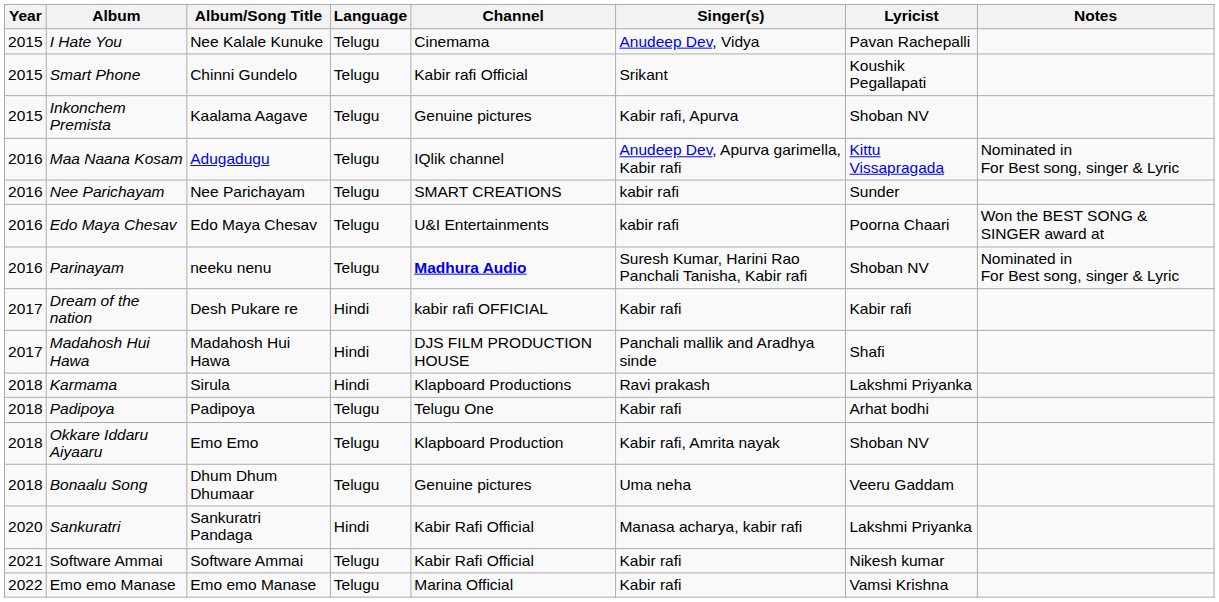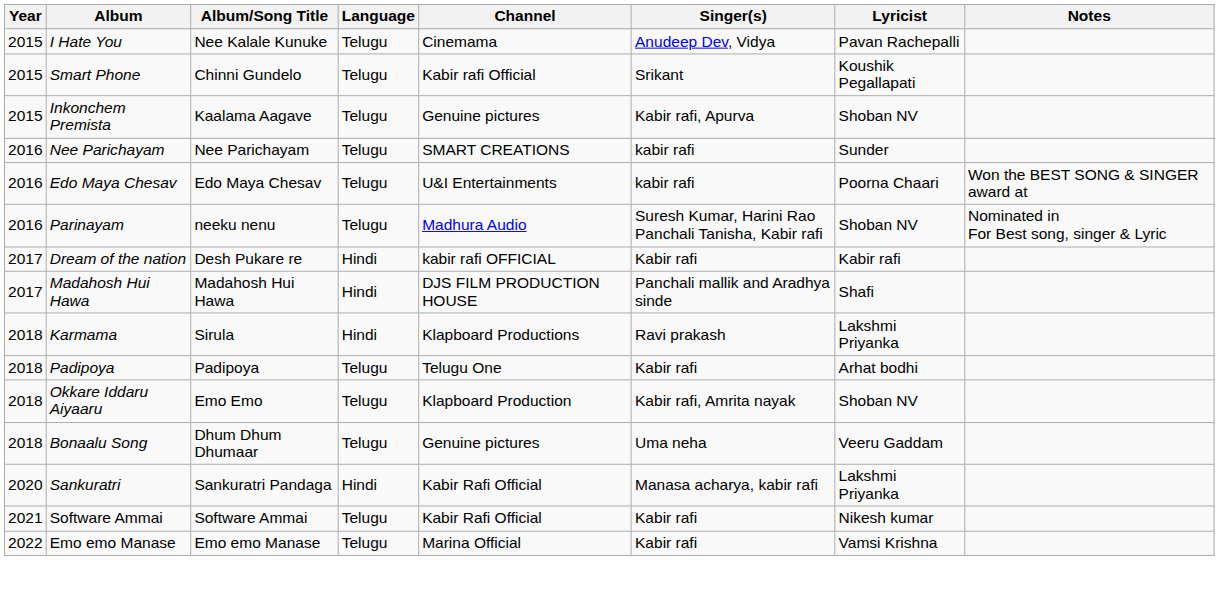- row: (116, 158)
(470, 267) bold -> (474, 225) normal
